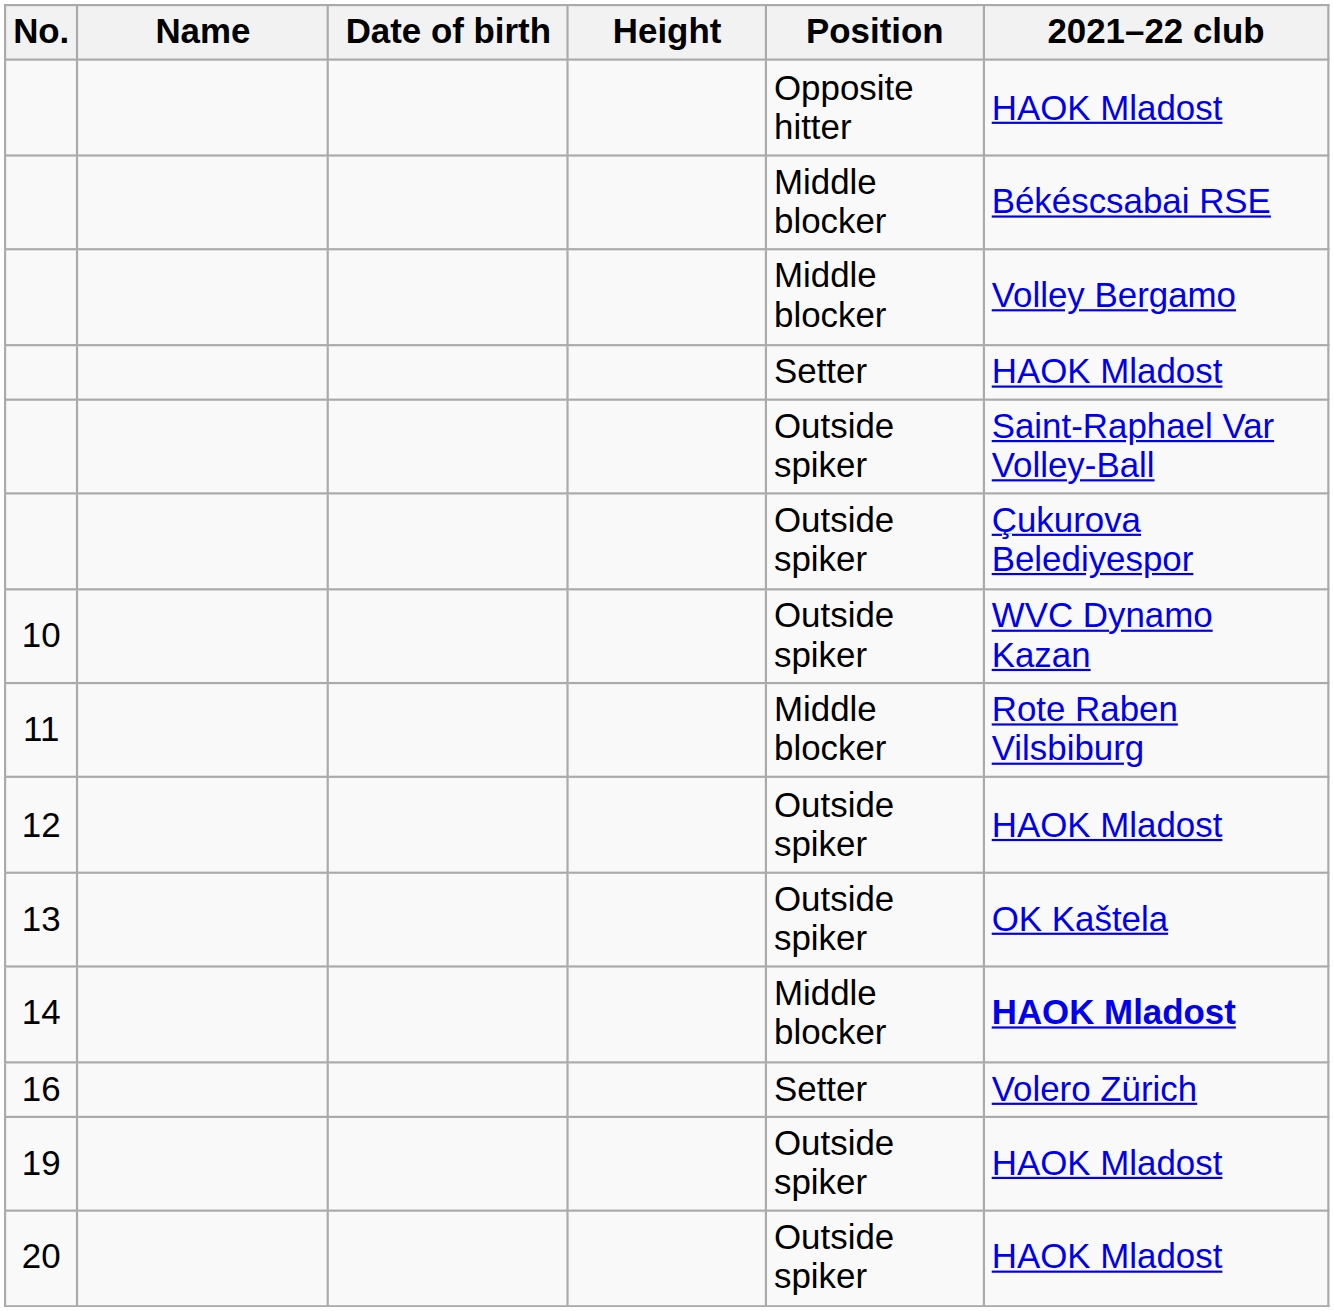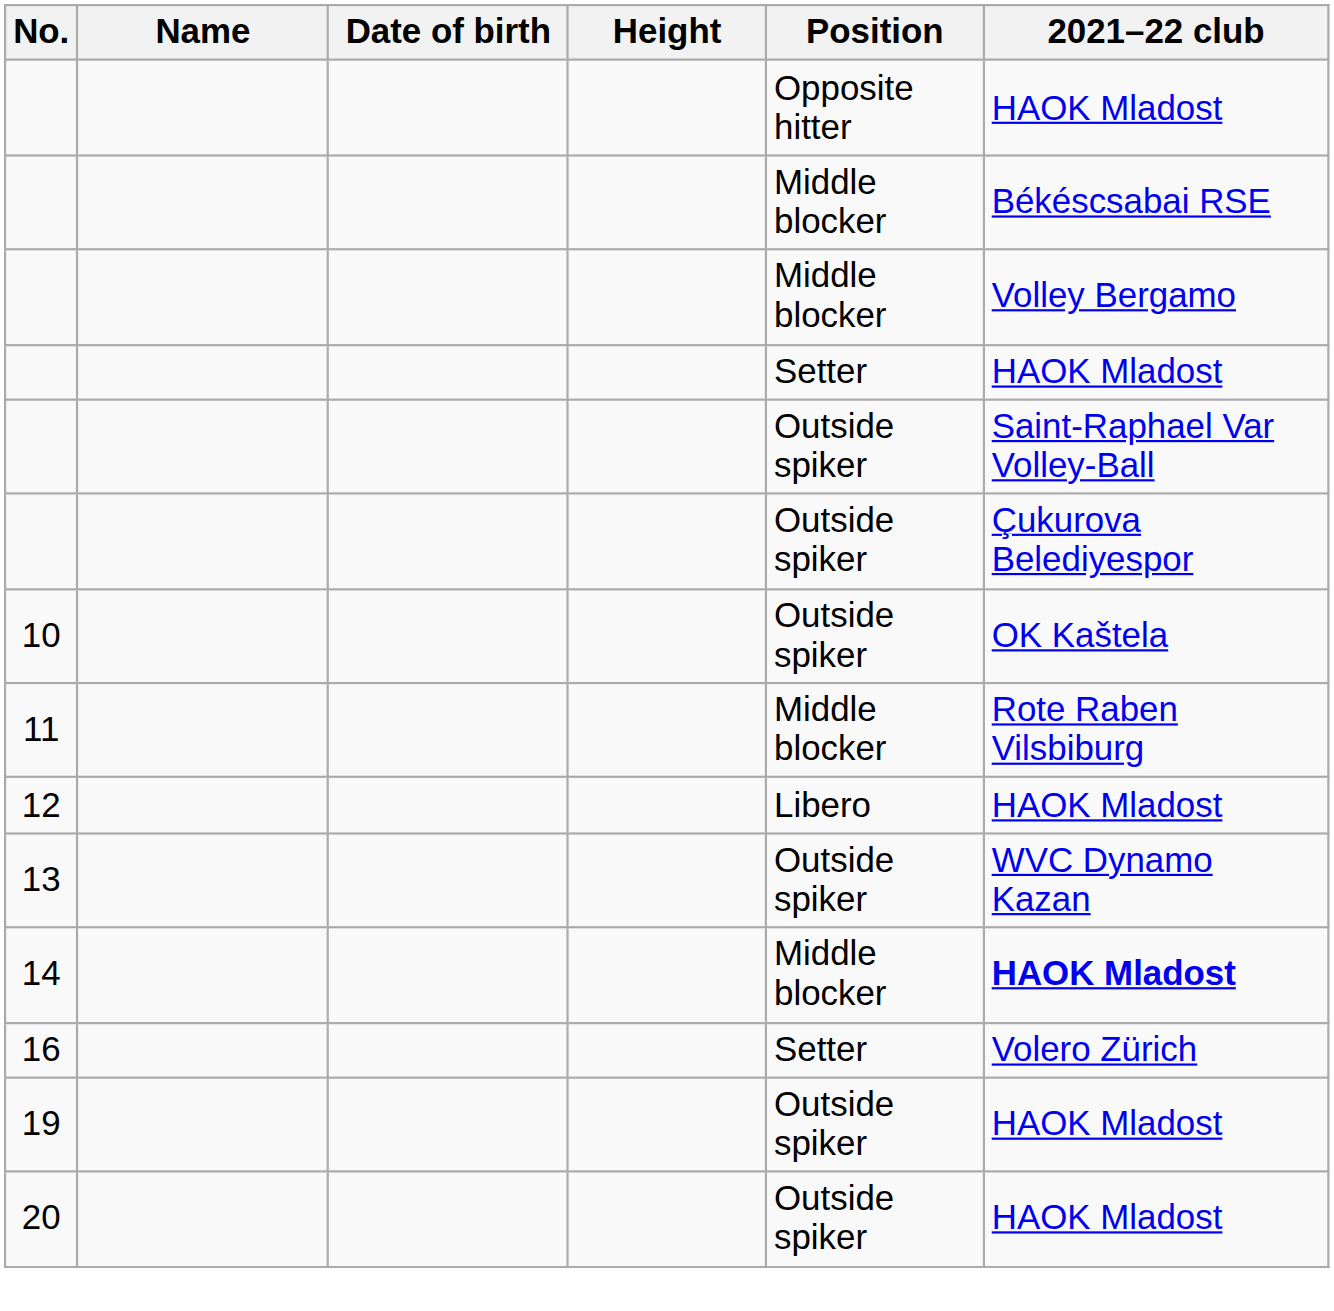(1102, 635) WVC Dynamo Kazan -> (1080, 635) OK Kaštela
(834, 824) Outside spiker -> (822, 804) Libero
(1080, 918) OK Kaštela -> (1102, 879) WVC Dynamo Kazan
